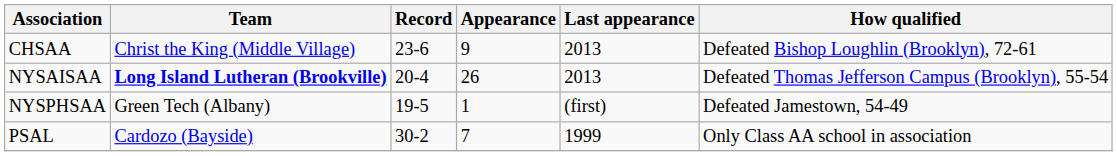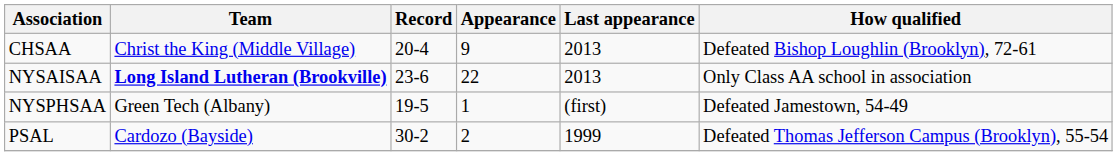(412, 48) 23-6 -> (412, 48) 20-4
(412, 77) 20-4 -> (412, 77) 23-6
(470, 77) 26 -> (470, 77) 22
(906, 77) Defeated Thomas Jefferson Campus (Brooklyn), 55-54 -> (837, 77) Only Class AA school in association
(465, 135) 7 -> (465, 135) 2
(837, 135) Only Class AA school in association -> (906, 135) Defeated Thomas Jefferson Campus (Brooklyn), 55-54
